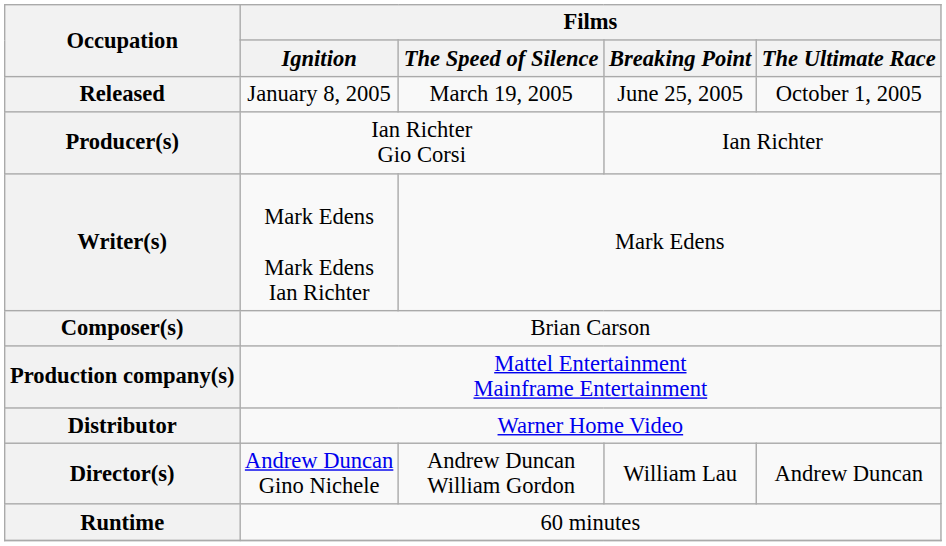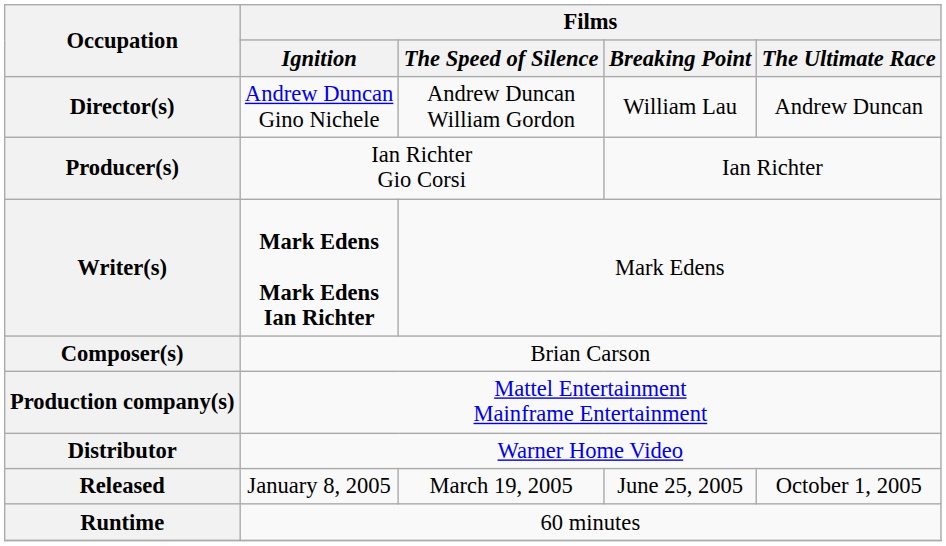rows swapped: (122, 473) <-> (122, 93)
(319, 254) normal -> (319, 279) bold
